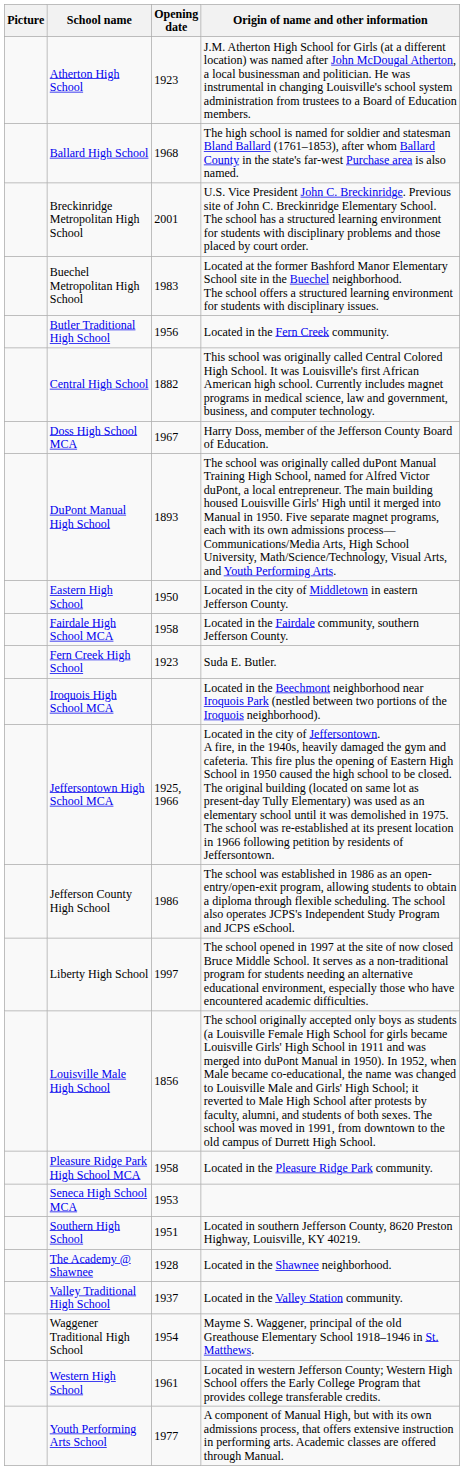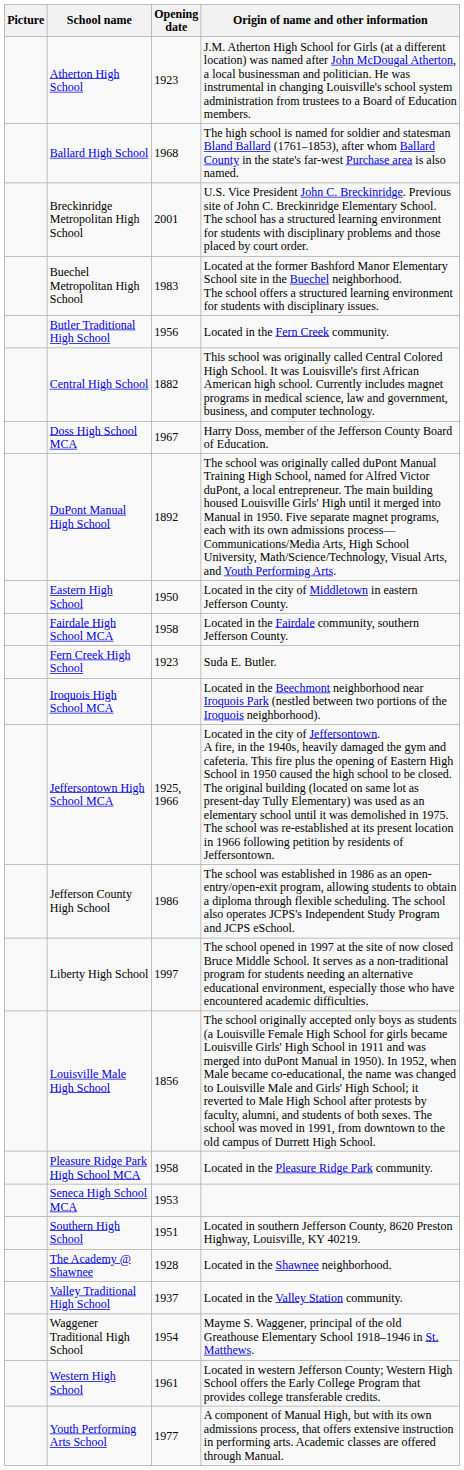(166, 517) 1893 -> (166, 517) 1892
